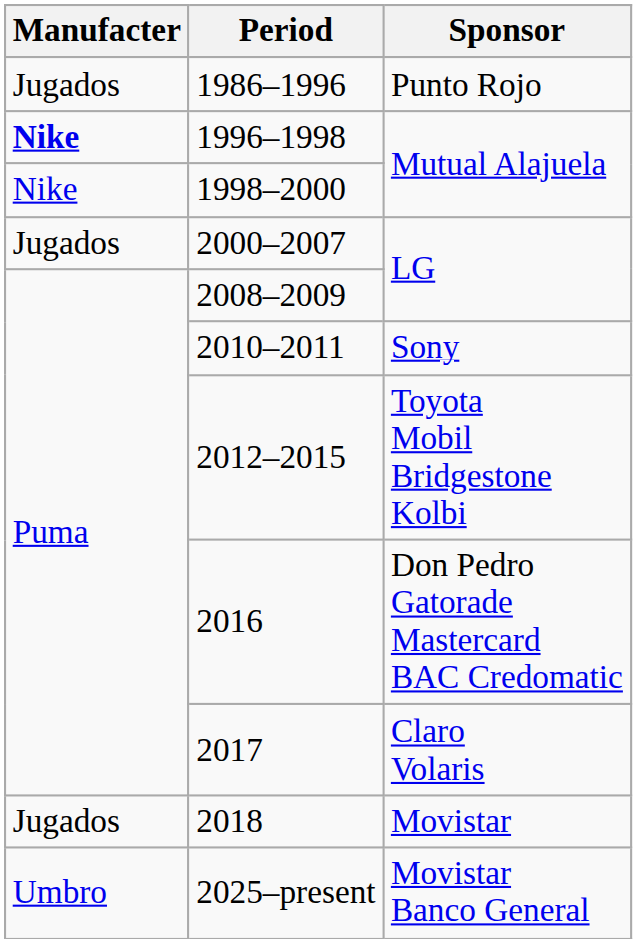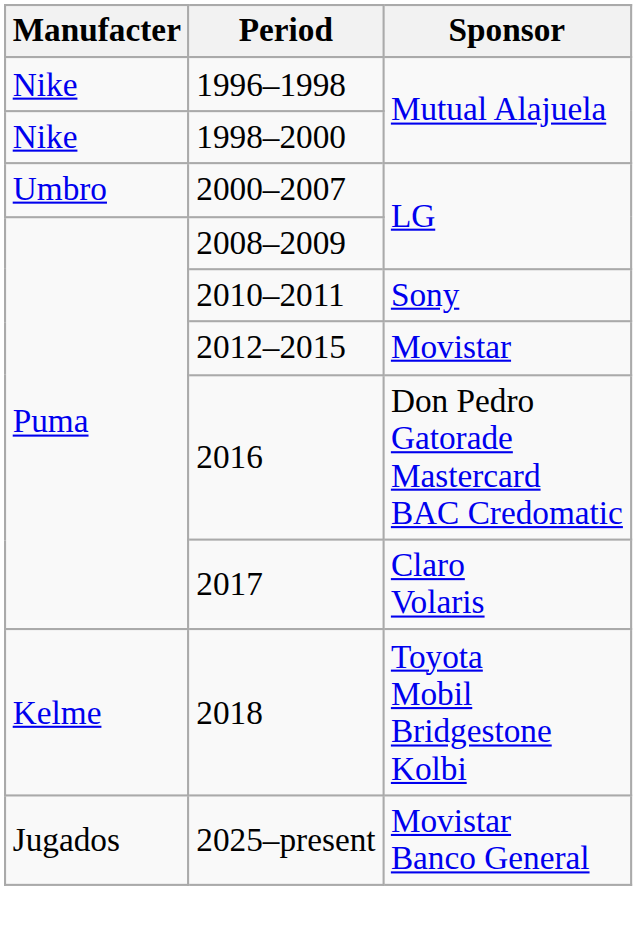- row: (271, 83)
(46, 136) bold -> (45, 83) normal
(66, 242) Jugados -> (60, 189) Umbro
(471, 456) Toyota Mobil Bridgestone Kolbi -> (451, 347) Movistar
(66, 820) Jugados -> (57, 711) Kelme
(451, 820) Movistar -> (471, 711) Toyota Mobil Bridgestone Kolbi
(60, 892) Umbro -> (66, 839) Jugados
